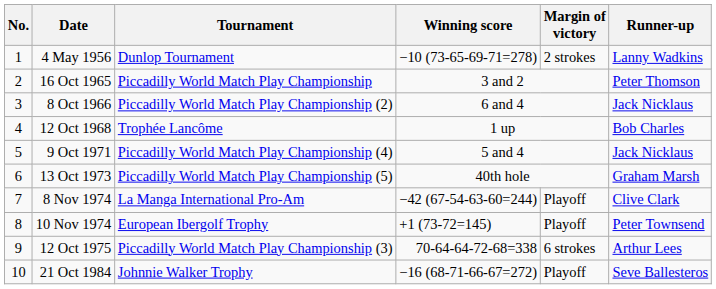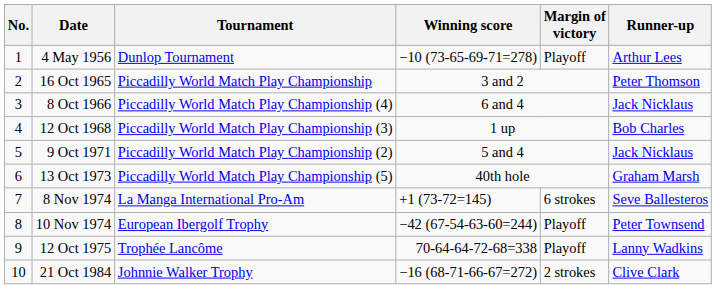(569, 57) 2 strokes -> (565, 57) Playoff
(658, 57) Lanny Wadkins -> (647, 57) Arthur Lees
(255, 105) Piccadilly World Match Play Championship (2) -> (255, 105) Piccadilly World Match Play Championship (4)
(170, 128) Trophée Lancôme -> (255, 128) Piccadilly World Match Play Championship (3)
(255, 152) Piccadilly World Match Play Championship (4) -> (255, 152) Piccadilly World Match Play Championship (2)
(468, 200) −42 (67-54-63-60=244) -> (445, 200) +1 (73-72=145)
(565, 200) Playoff -> (569, 200) 6 strokes
(646, 200) Clive Clark -> (660, 200) Seve Ballesteros
(445, 224) +1 (73-72=145) -> (468, 224) −42 (67-54-63-60=244)
(255, 247) Piccadilly World Match Play Championship (3) -> (170, 247) Trophée Lancôme
(569, 247) 6 strokes -> (565, 247) Playoff
(647, 247) Arthur Lees -> (658, 247) Lanny Wadkins
(565, 271) Playoff -> (569, 271) 2 strokes
(660, 271) Seve Ballesteros -> (646, 271) Clive Clark
